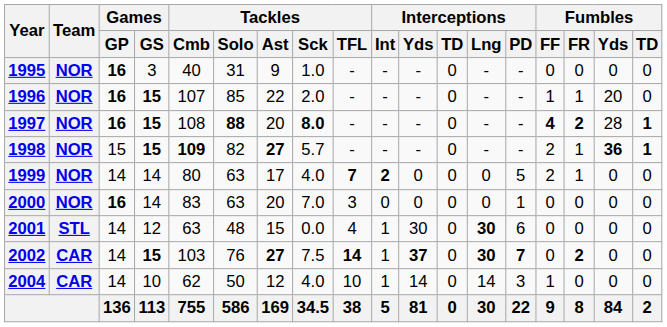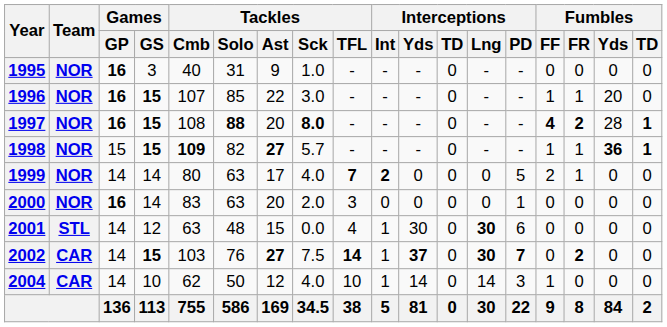(313, 96) 2.0 -> (313, 96) 3.0
(550, 149) 2 -> (550, 149) 1
(313, 202) 7.0 -> (313, 202) 2.0
